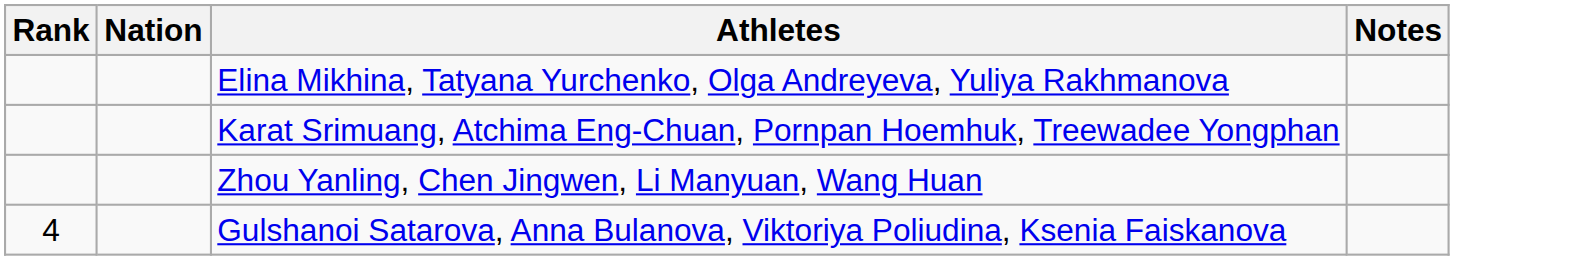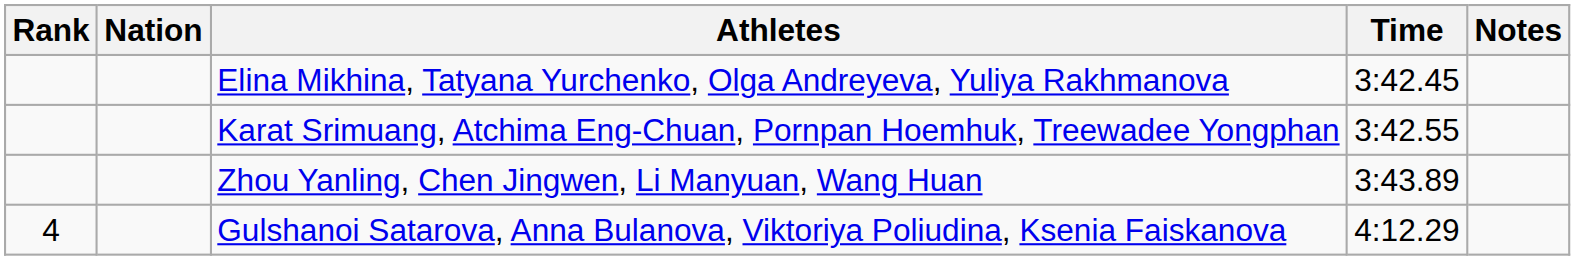+ column: (1407, 30)
